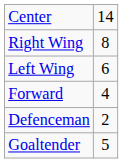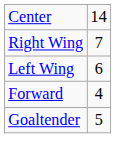(105, 42) 8 -> (99, 42) 7
- row: (49, 119)
